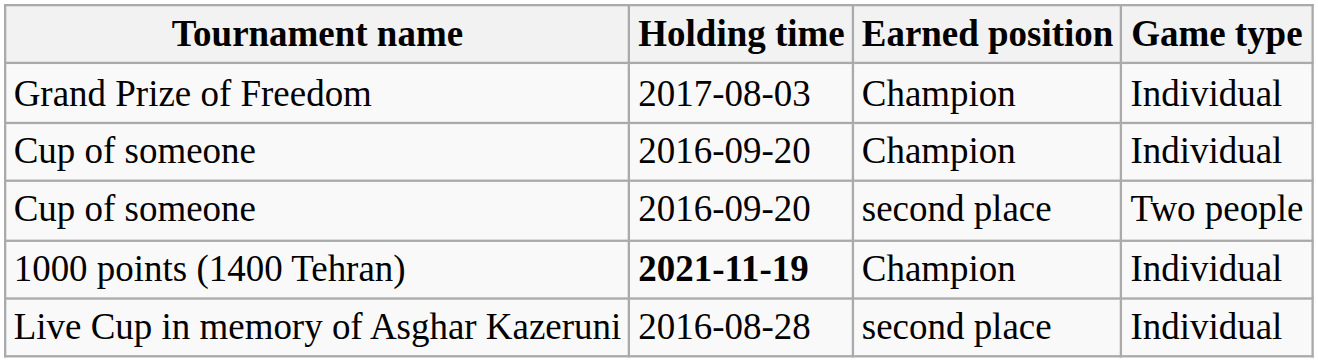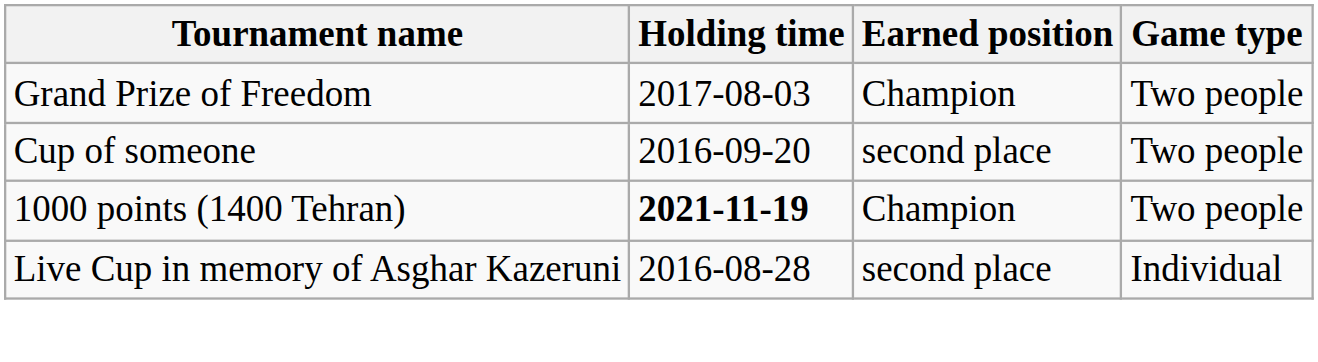(1206, 92) Individual -> (1217, 92) Two people
- row: (135, 151)
(1206, 268) Individual -> (1217, 209) Two people
